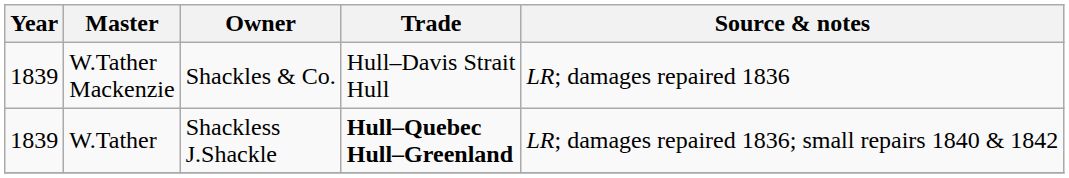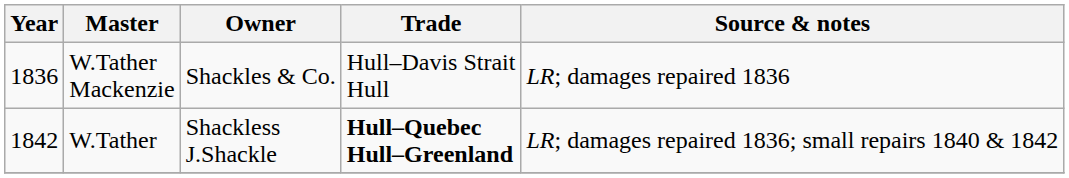(34, 75) 1839 -> (34, 75) 1836
(34, 140) 1839 -> (34, 140) 1842
